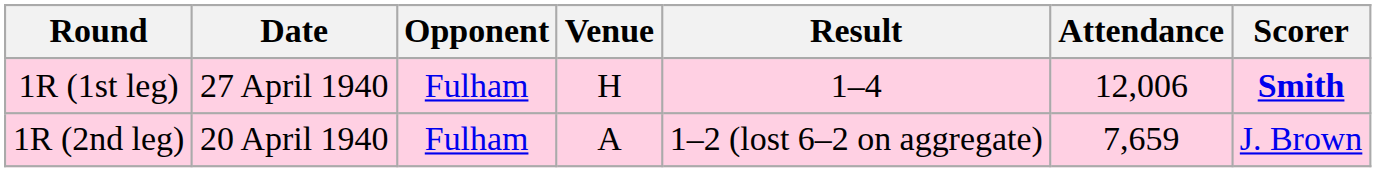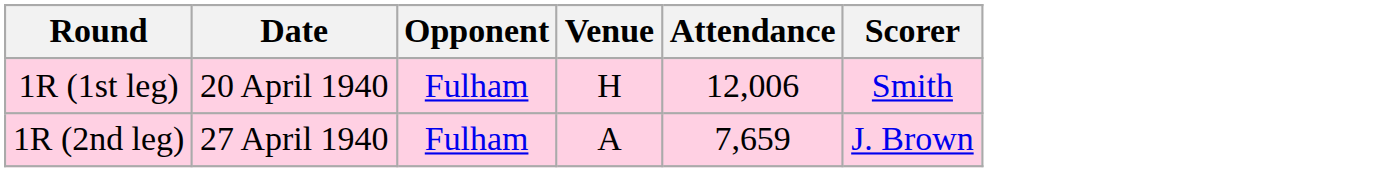- column: (856, 31)
(294, 85) 27 April 1940 -> (294, 85) 20 April 1940
(1301, 85) bold -> (912, 85) normal
(294, 138) 20 April 1940 -> (294, 138) 27 April 1940
